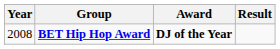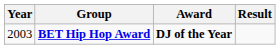(20, 34) 2008 -> (20, 34) 2003
